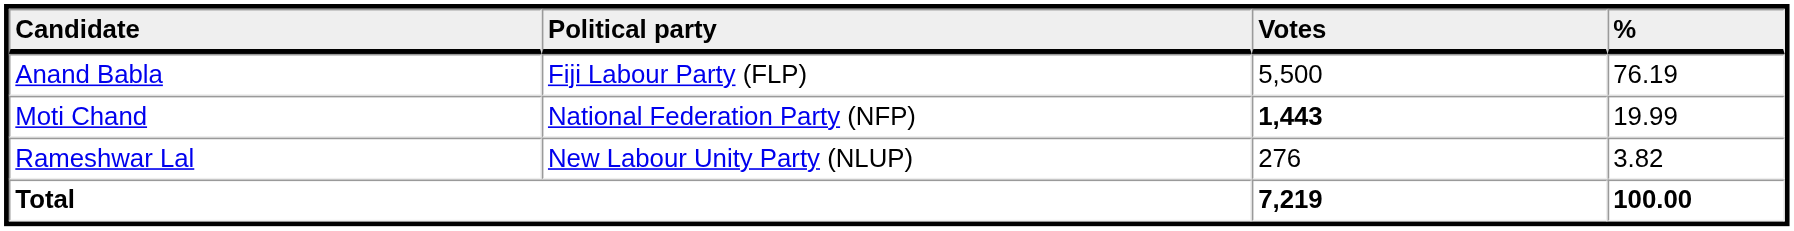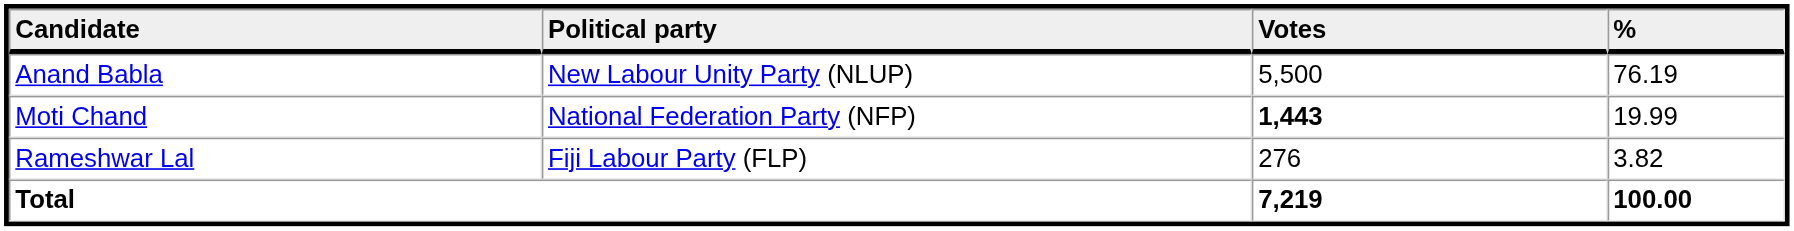(678, 74) Fiji Labour Party (FLP) -> (730, 74) New Labour Unity Party (NLUP)
(730, 158) New Labour Unity Party (NLUP) -> (678, 158) Fiji Labour Party (FLP)
